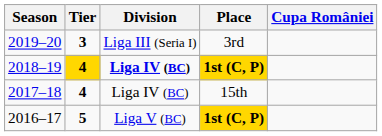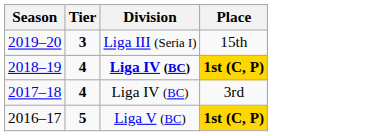- column: (322, 17)
(234, 42) 3rd -> (234, 42) 15th
(82, 67) gold background -> (82, 67) no background
(234, 93) 15th -> (234, 93) 3rd
